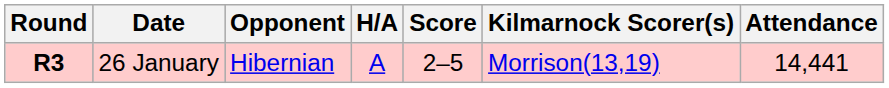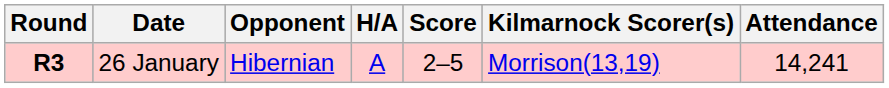(812, 62) 14,441 -> (812, 62) 14,241
